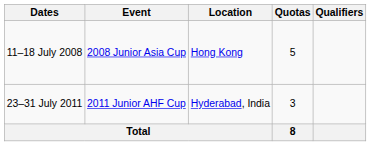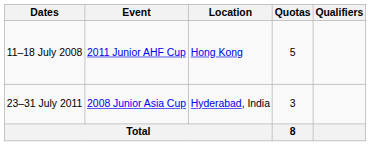(137, 52) 2008 Junior Asia Cup -> (136, 52) 2011 Junior AHF Cup
(136, 104) 2011 Junior AHF Cup -> (137, 104) 2008 Junior Asia Cup
